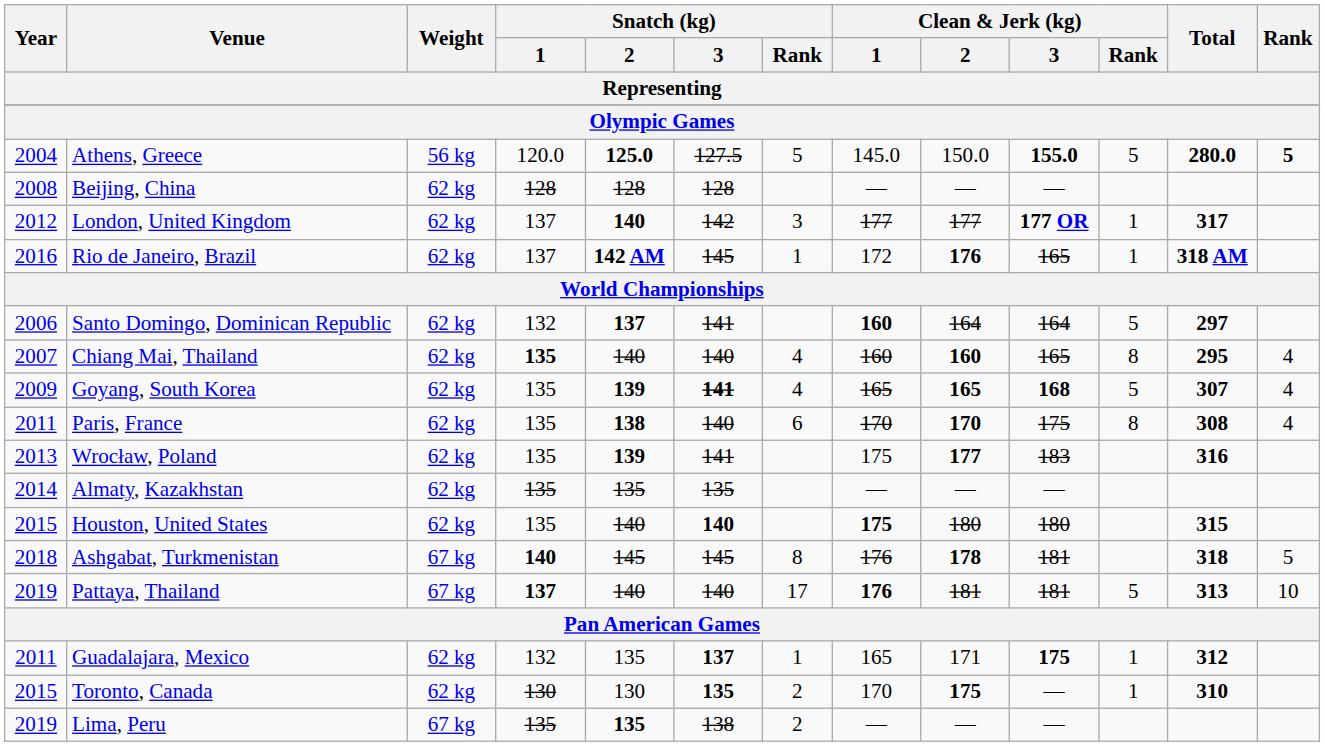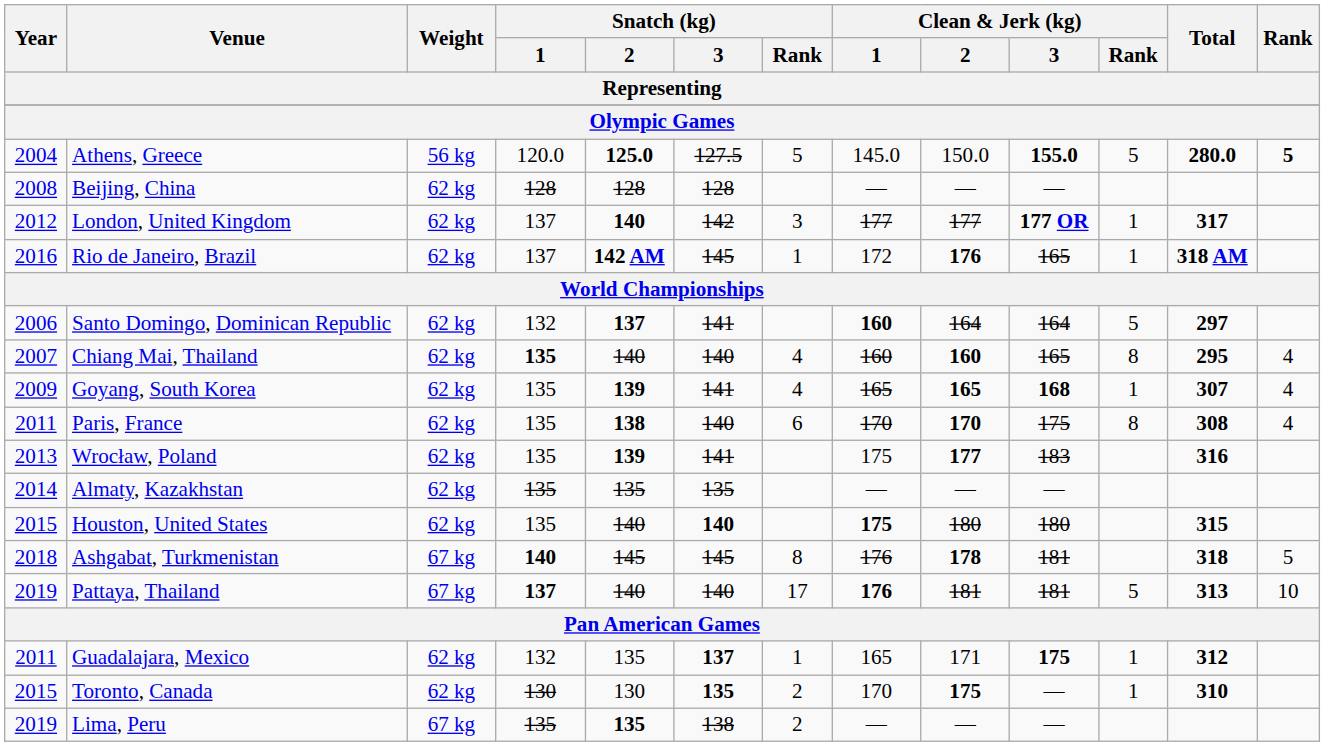(718, 389) bold -> (718, 389) normal
(1133, 389) 5 -> (1133, 389) 1
